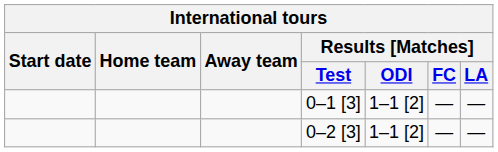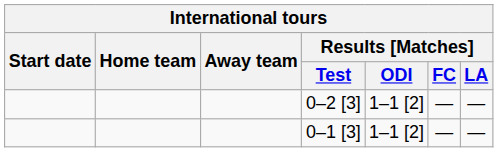rows swapped: (333, 132) <-> (333, 103)
